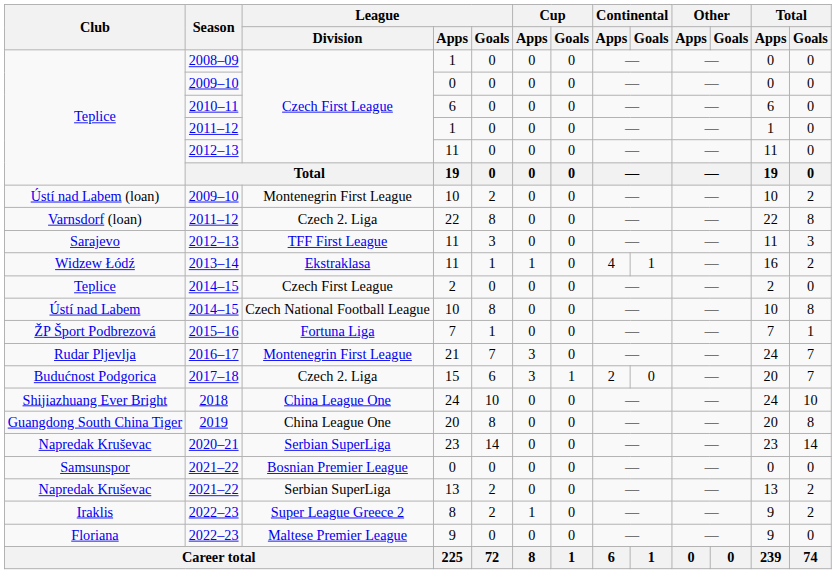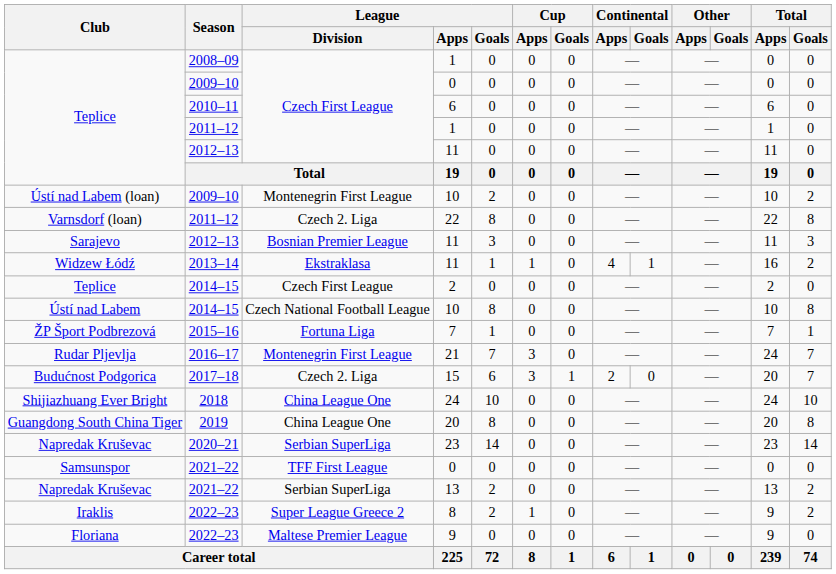(337, 241) TFF First League -> (337, 241) Bosnian Premier League
(337, 467) Bosnian Premier League -> (337, 467) TFF First League
